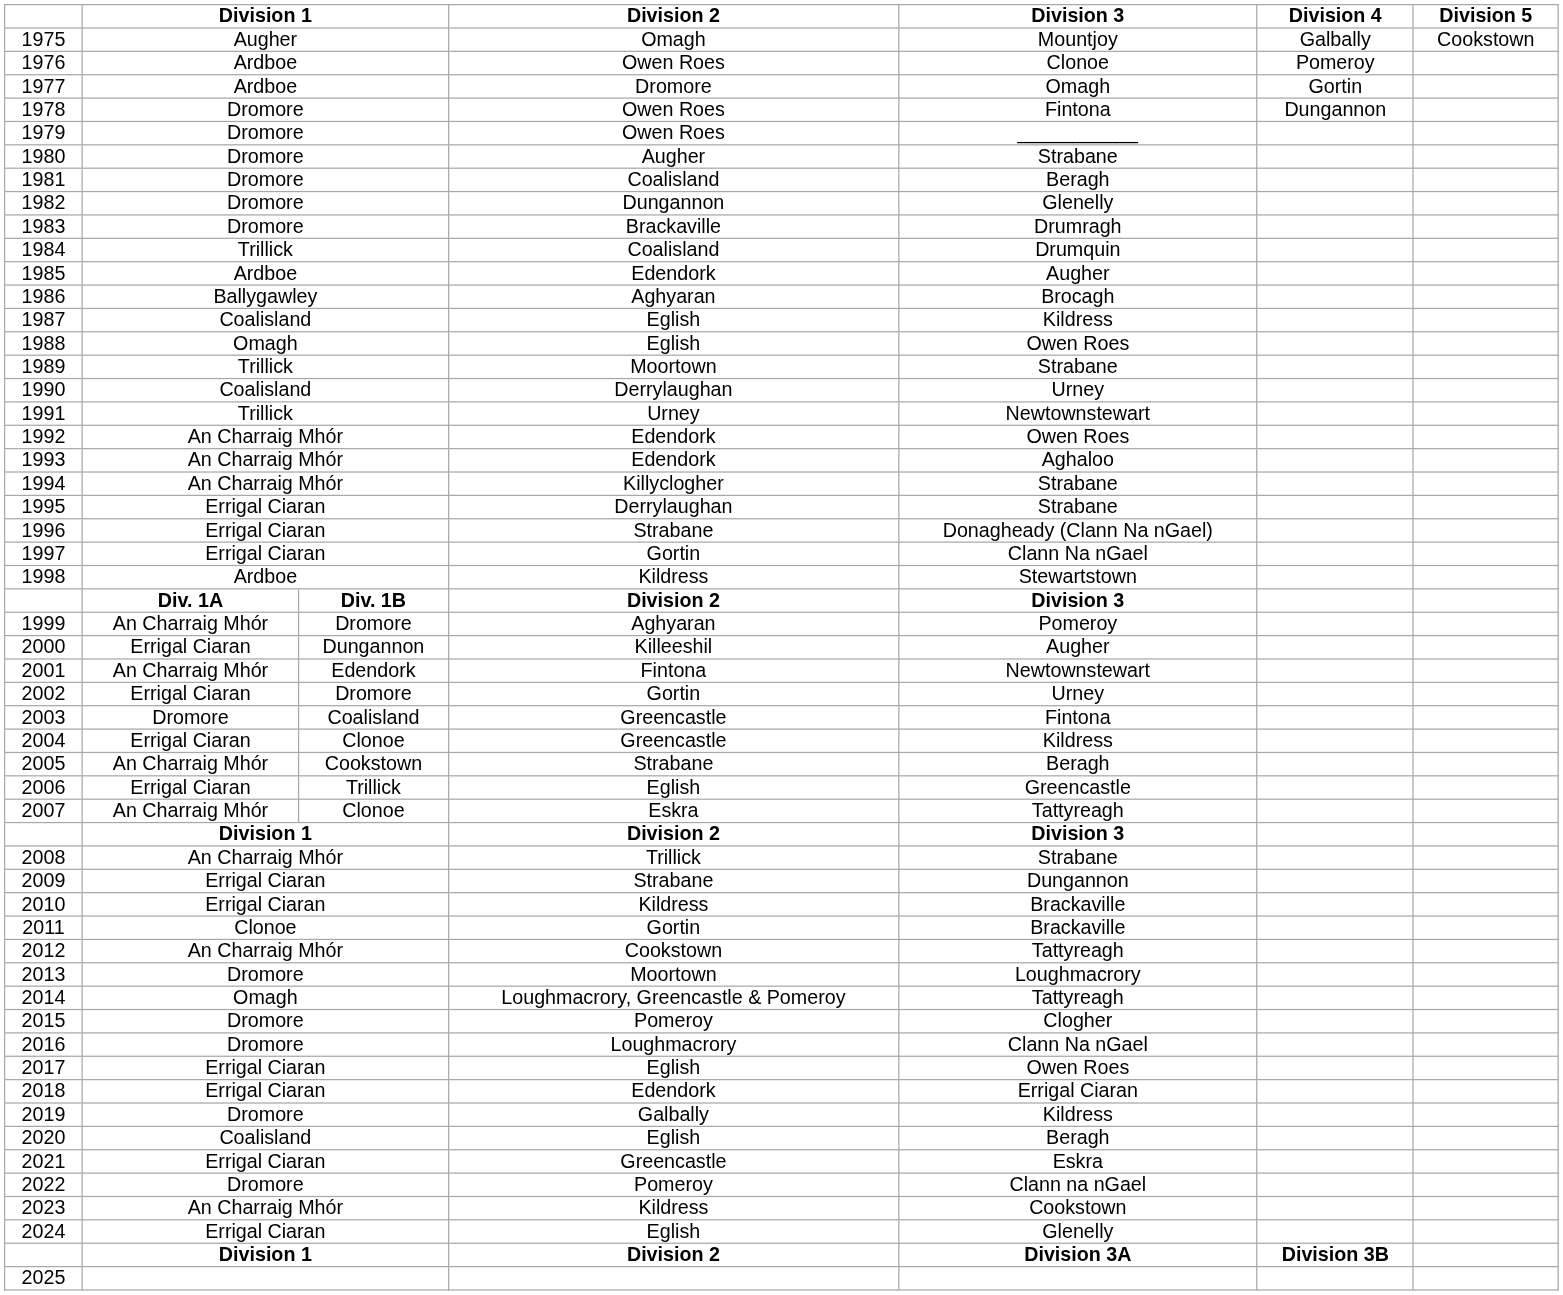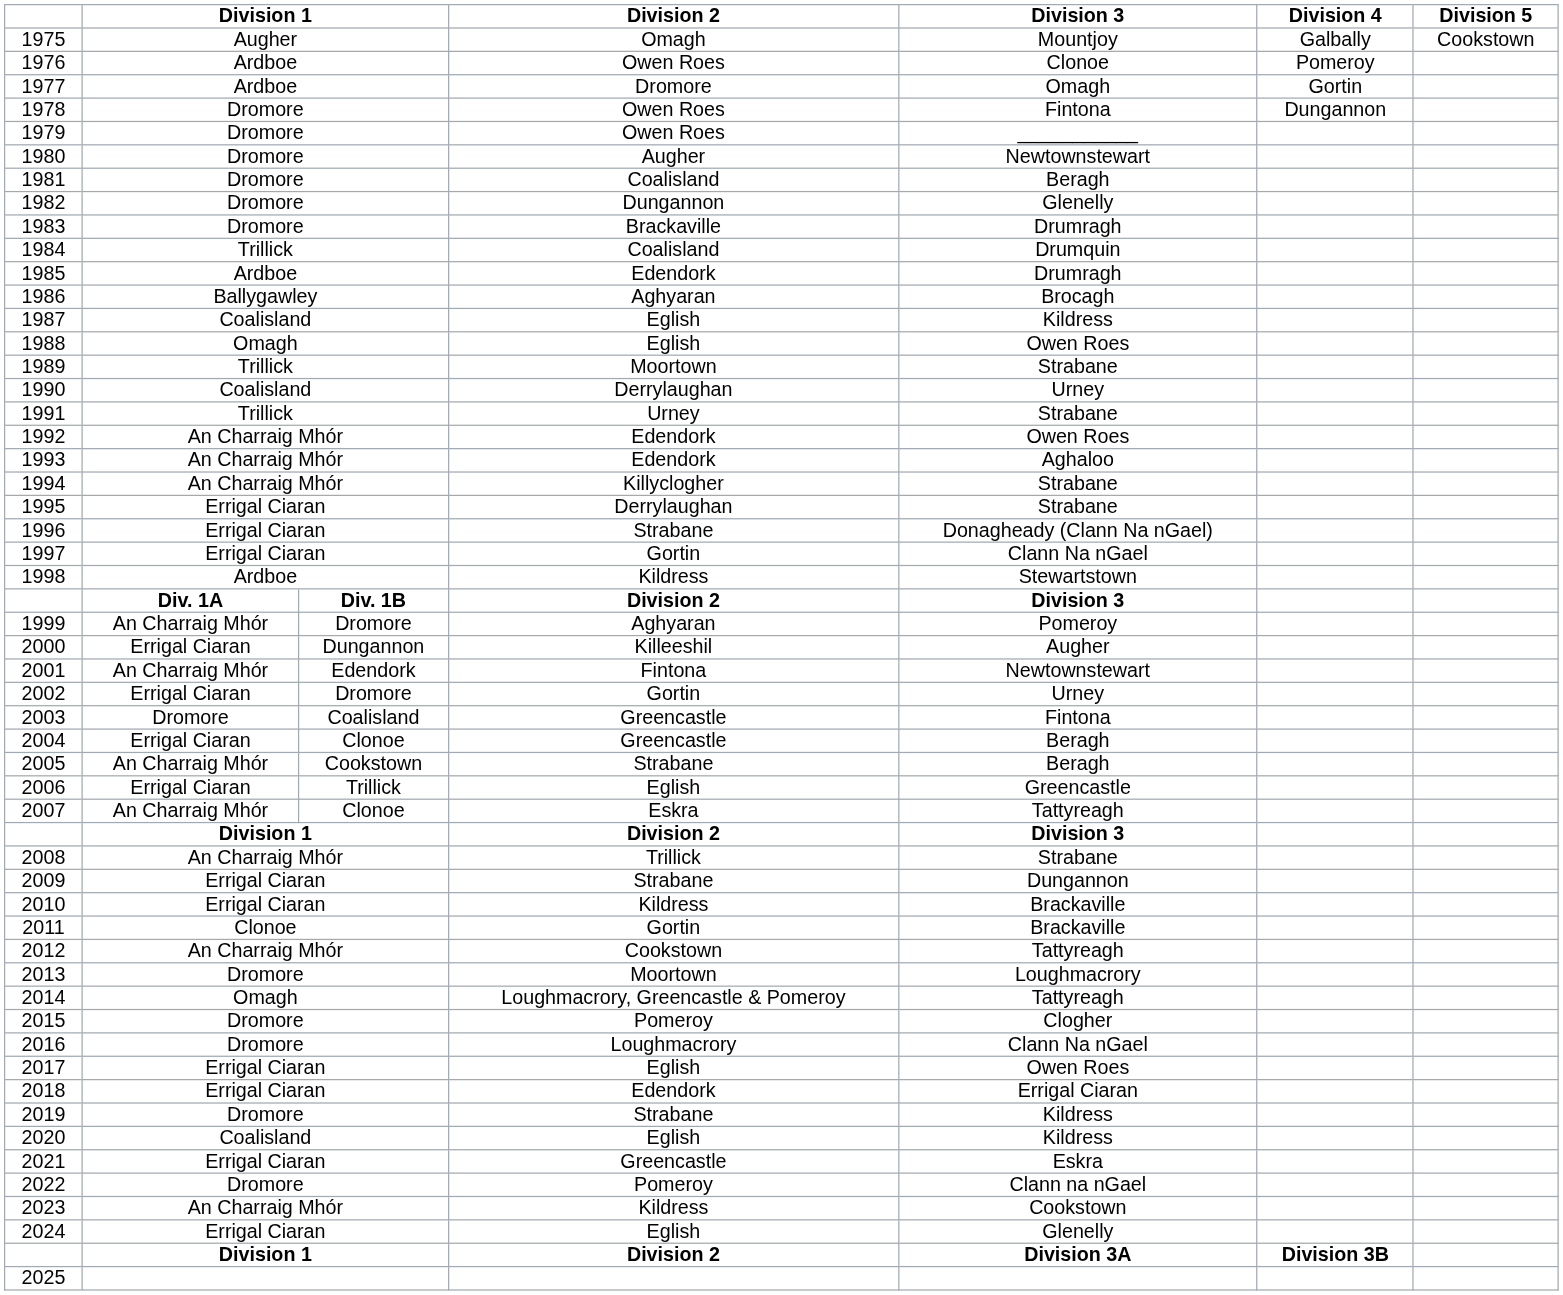(1078, 156) Strabane -> (1078, 156) Newtownstewart
(1078, 273) Augher -> (1078, 273) Drumragh
(1078, 413) Newtownstewart -> (1078, 413) Strabane
(1078, 740) Kildress -> (1078, 740) Beragh
(673, 1114) Galbally -> (673, 1114) Strabane
(1078, 1137) Beragh -> (1078, 1137) Kildress
